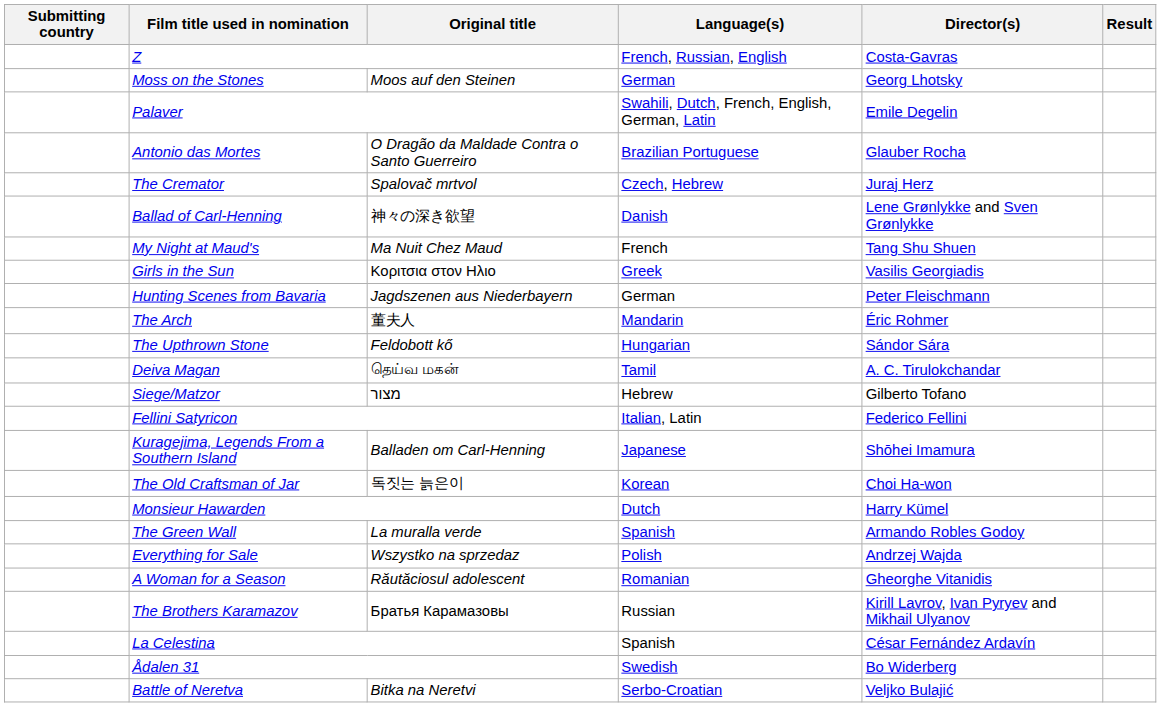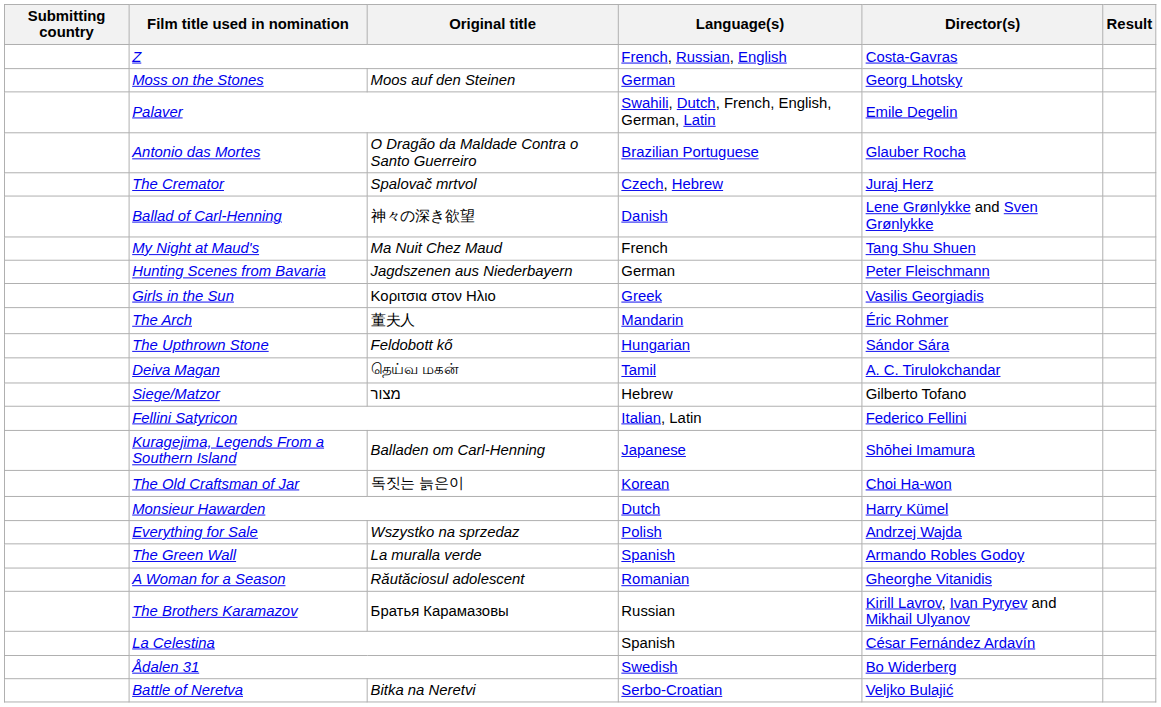rows swapped: (229, 295) <-> (183, 272)
rows swapped: (184, 532) <-> (195, 555)
